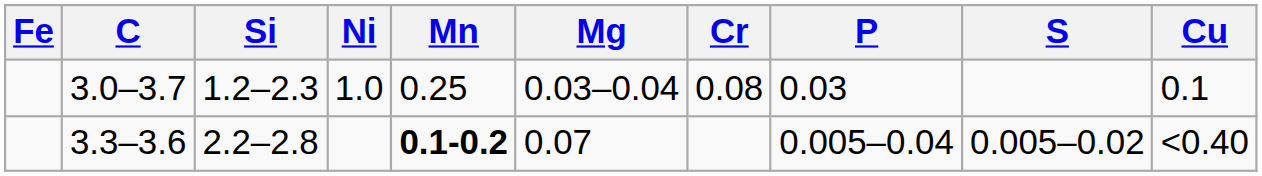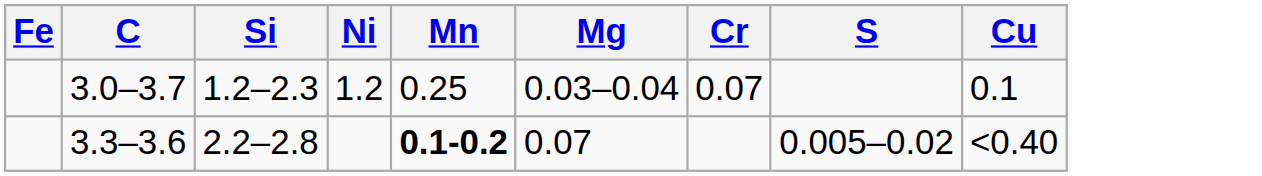- column: (867, 32)
(359, 87) 1.0 -> (359, 87) 1.2
(729, 87) 0.08 -> (729, 87) 0.07
